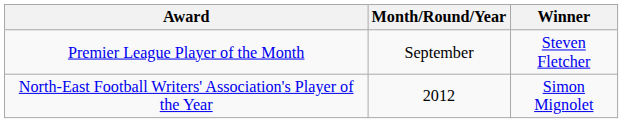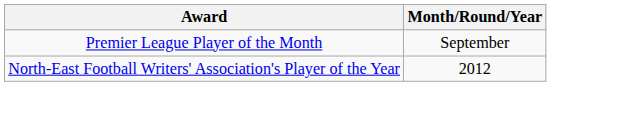- column: (564, 17)
